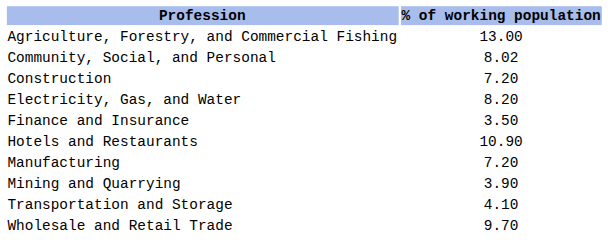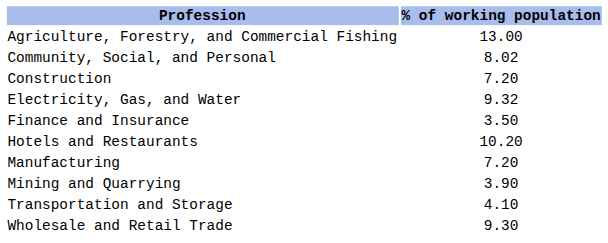(501, 100) 8.20 -> (501, 100) 9.32
(501, 142) 10.90 -> (501, 142) 10.20
(501, 227) 9.70 -> (501, 227) 9.30
